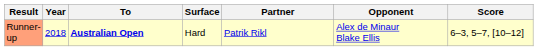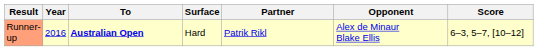(56, 32) 2018 -> (56, 32) 2016
